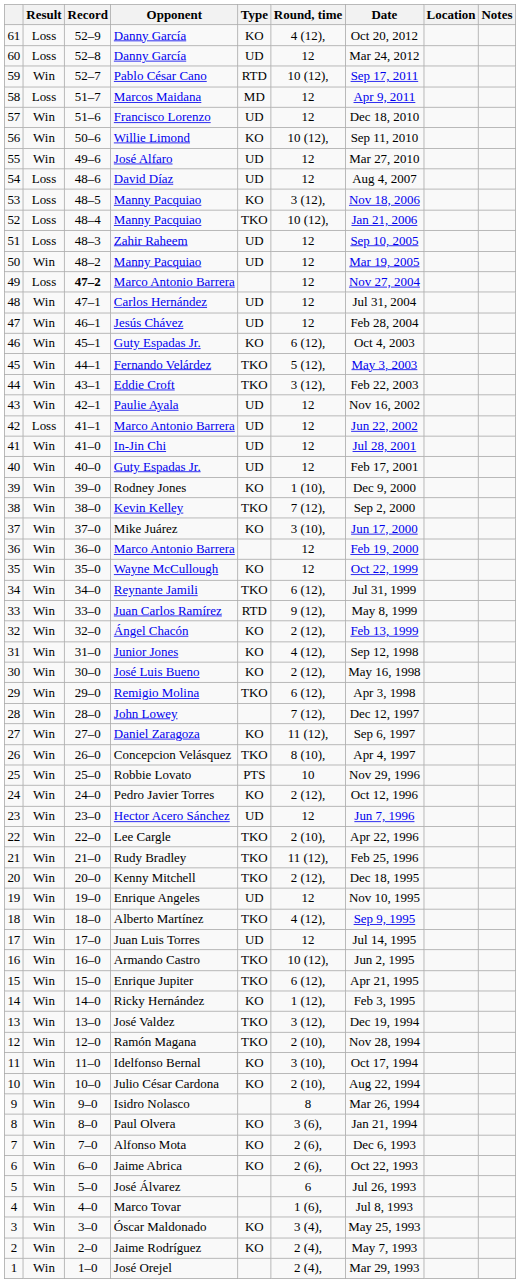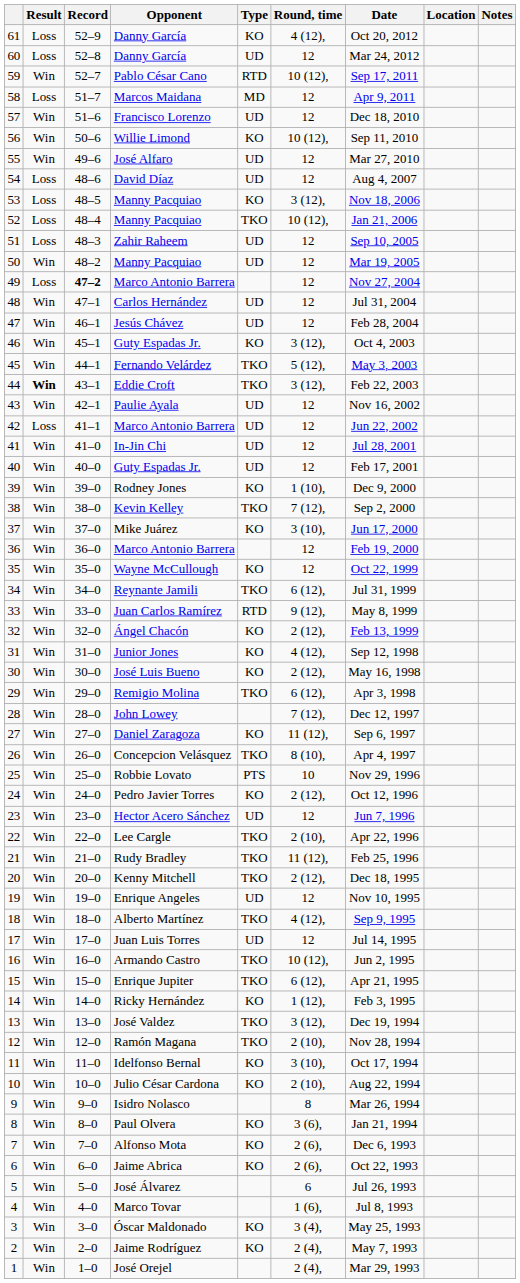(308, 343) 6 (12), -> (308, 343) 3 (12),
(44, 384) normal -> (44, 384) bold
